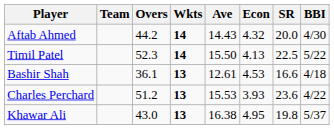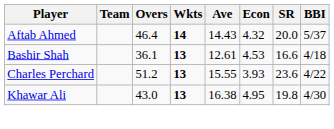(146, 34) 44.2 -> (146, 34) 46.4
(315, 34) 4/30 -> (315, 34) 5/37
- row: (35, 54)
(222, 94) 15.53 -> (222, 74) 15.55
(315, 114) 5/37 -> (315, 94) 4/30
